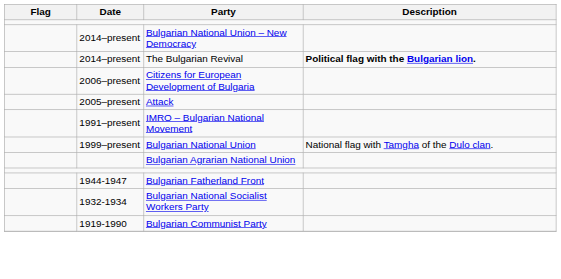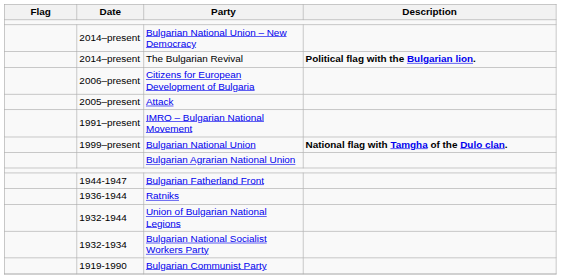(399, 144) normal -> (407, 144) bold
+ row: (103, 196)
+ row: (103, 217)
